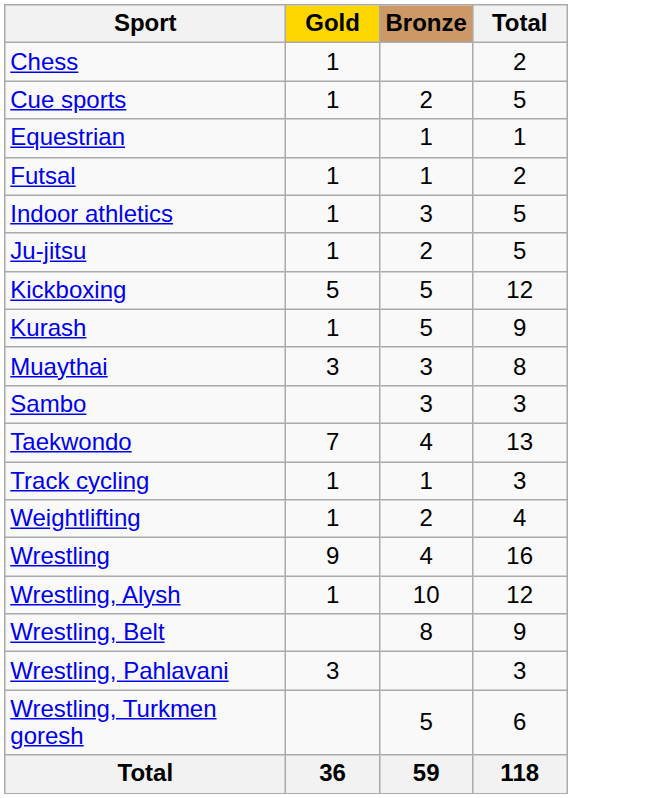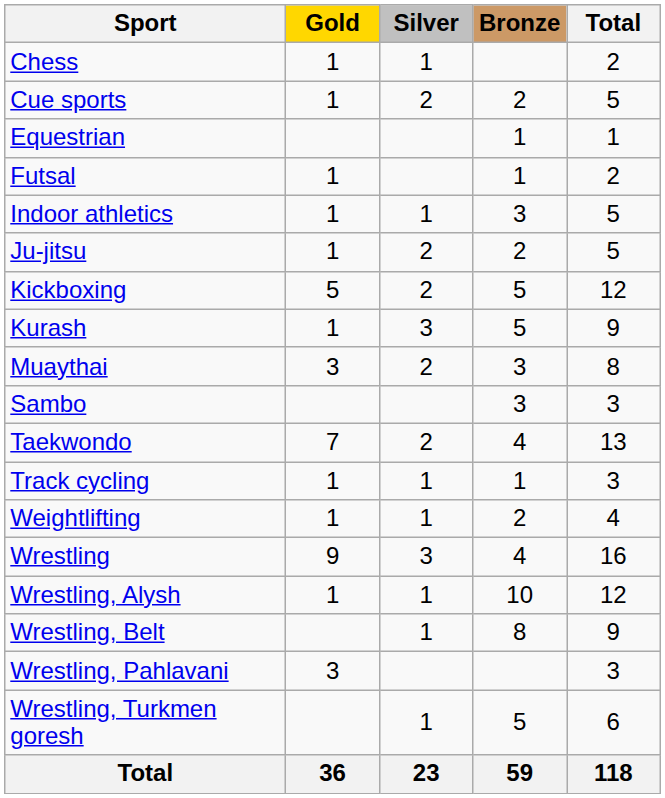+ column: (426, 23)
